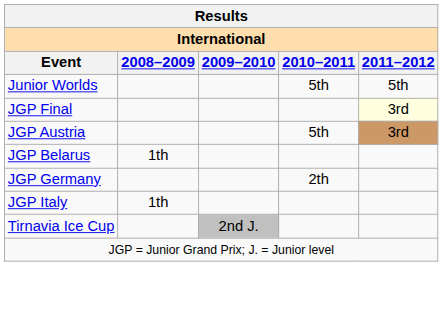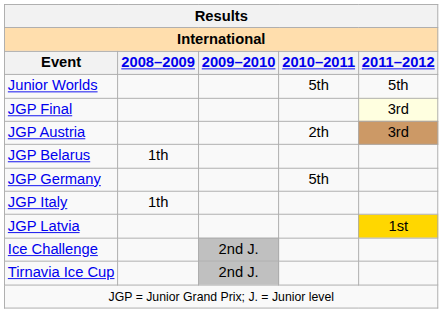(319, 132) 5th -> (319, 132) 2th
(319, 179) 2th -> (319, 179) 5th
+ row: (44, 226)
+ row: (53, 249)
